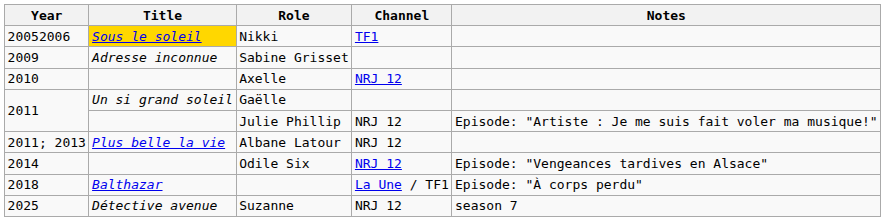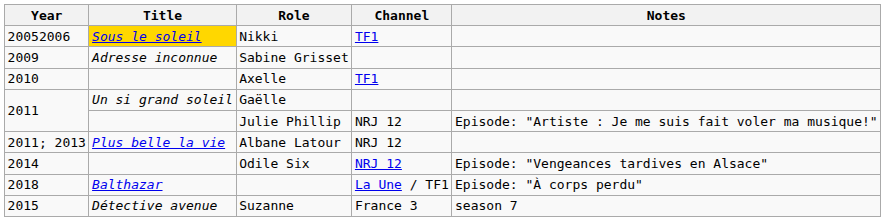(378, 79) NRJ 12 -> (367, 79) TF1
(23, 206) 2025 -> (23, 206) 2015
(378, 206) NRJ 12 -> (386, 206) France 3
